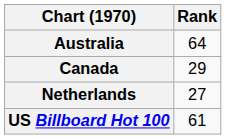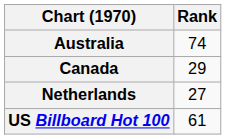(197, 43) 64 -> (197, 43) 74
